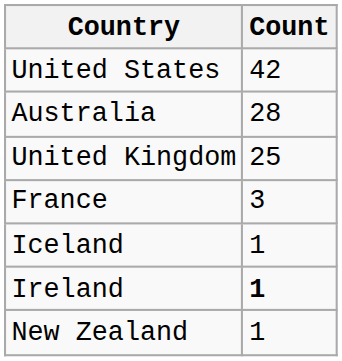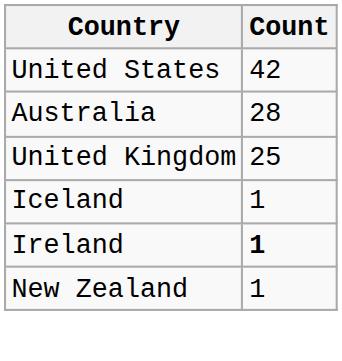- row: (60, 201)
